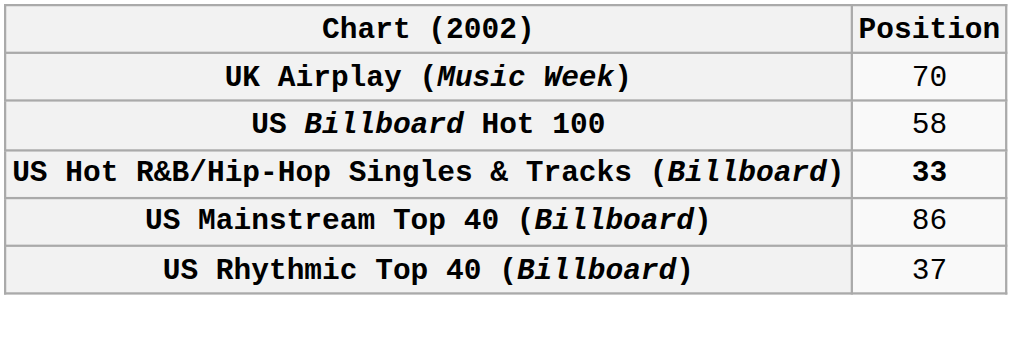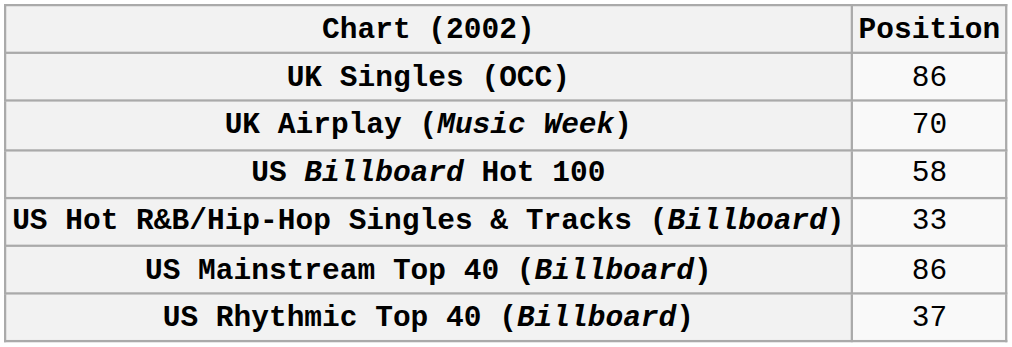+ row: (428, 77)
(929, 173) bold -> (929, 222) normal
